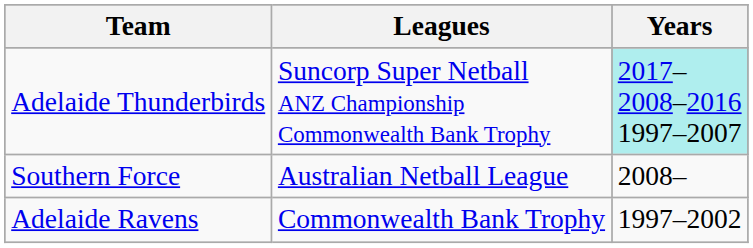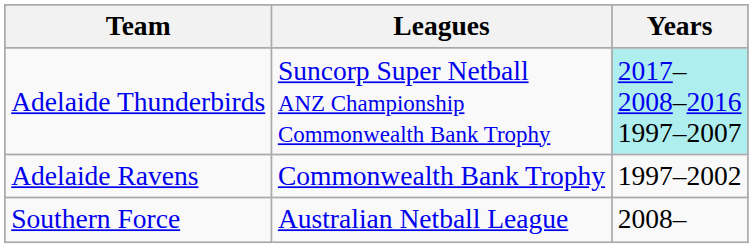rows swapped: (96, 175) <-> (105, 219)
